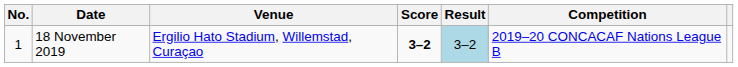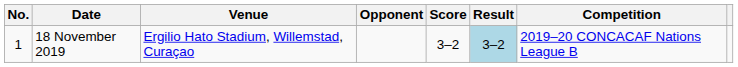+ column: (391, 15)
(420, 44) bold -> (448, 44) normal
